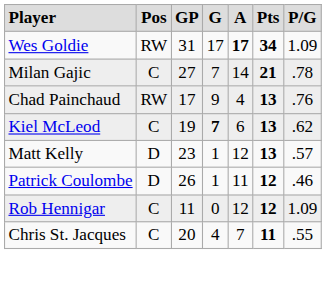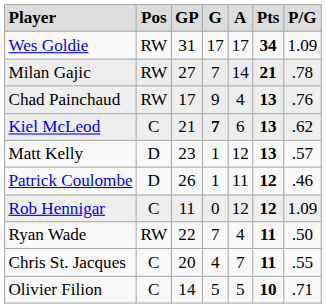(240, 45) bold -> (240, 45) normal
(154, 72) C -> (154, 72) RW
(187, 126) 19 -> (187, 126) 21
+ row: (47, 235)
+ row: (55, 289)
